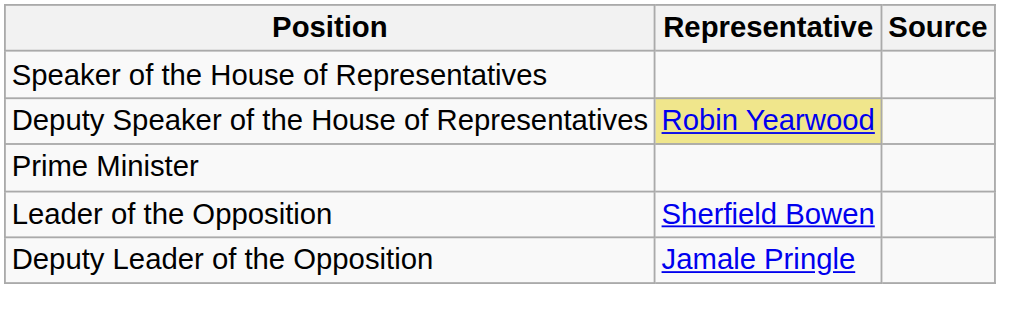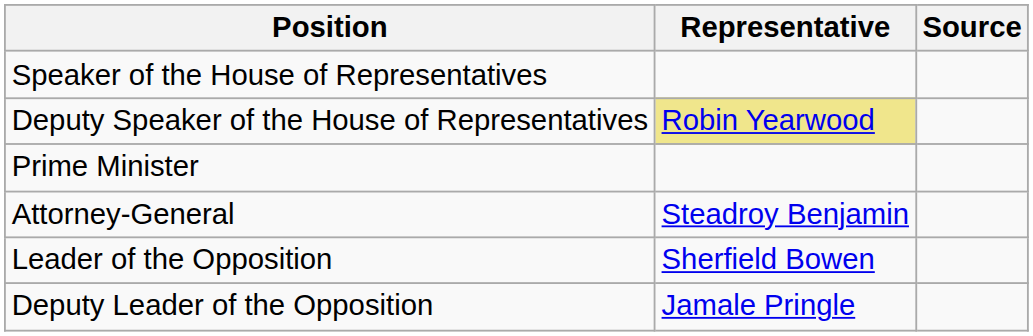+ row: (123, 213)
